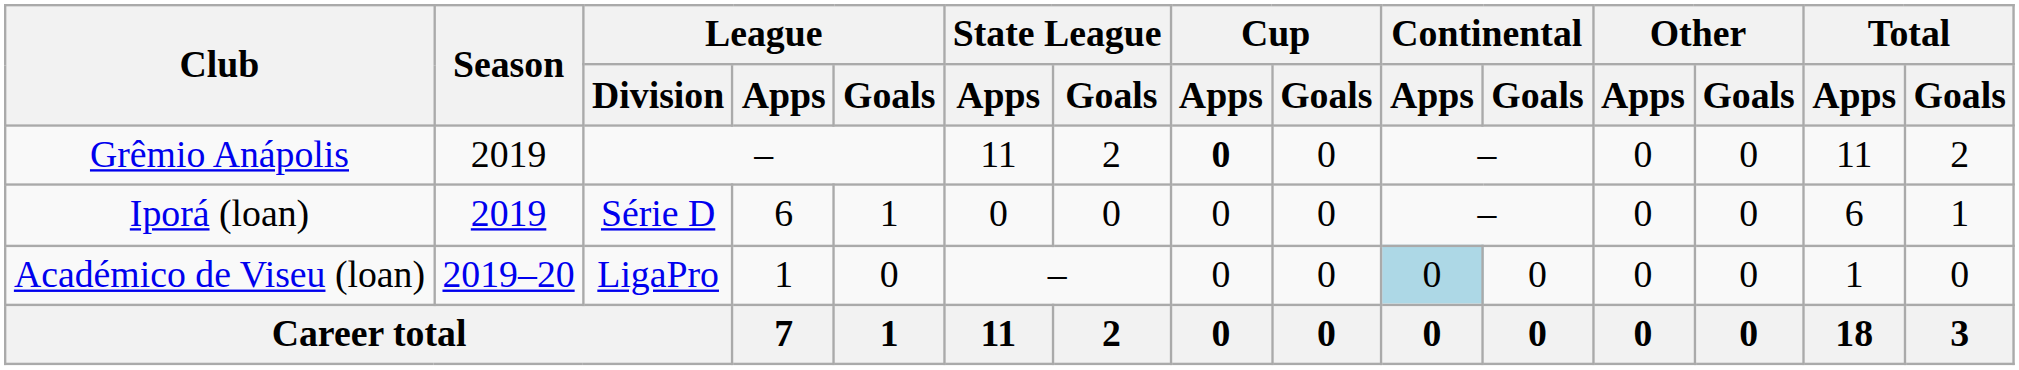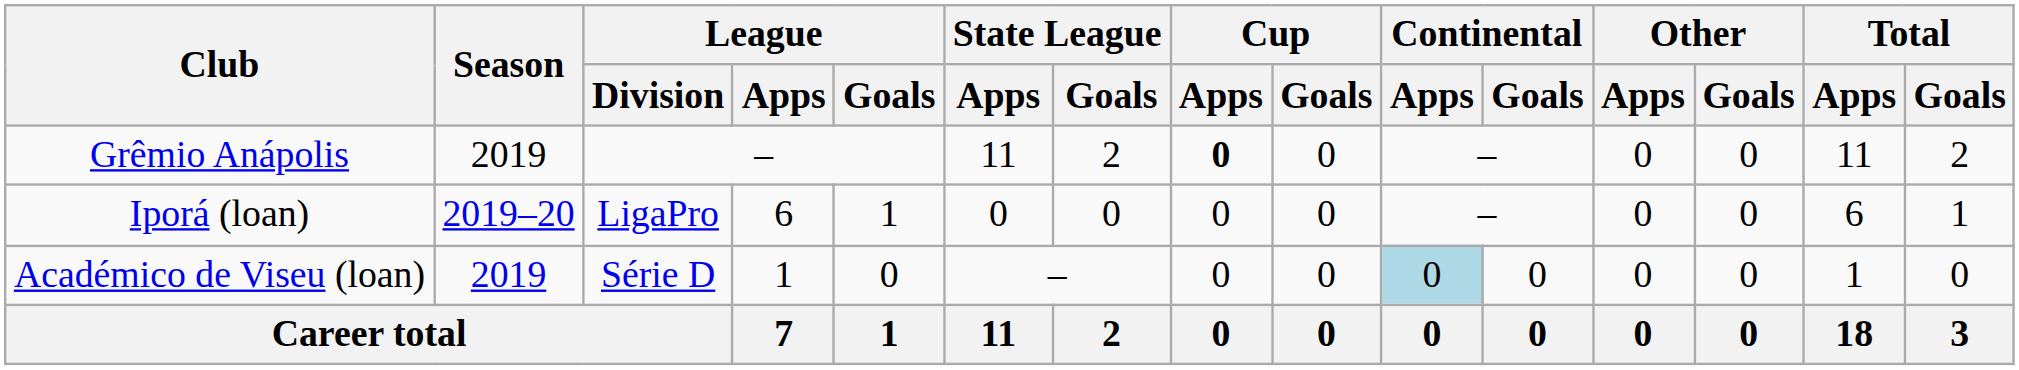(509, 214) 2019 -> (509, 214) 2019–20
(658, 214) Série D -> (658, 214) LigaPro
(509, 273) 2019–20 -> (509, 273) 2019
(658, 273) LigaPro -> (658, 273) Série D
